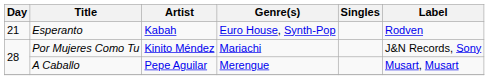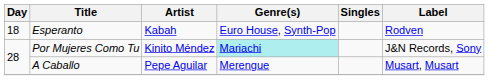(13, 30) 21 -> (13, 30) 18
(240, 48) no background -> (240, 48) paleturquoise background
